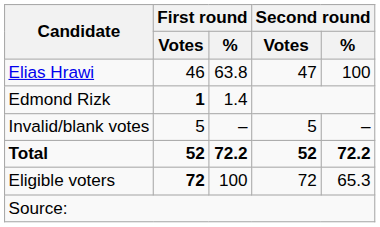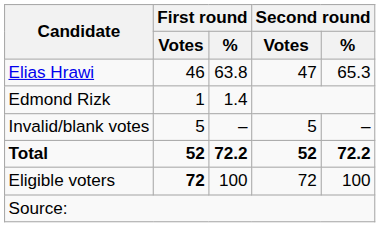(356, 72) 100 -> (354, 72) 65.3
(200, 99) bold -> (200, 99) normal
(354, 180) 65.3 -> (356, 180) 100
